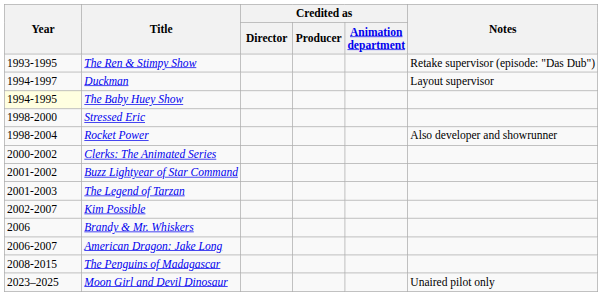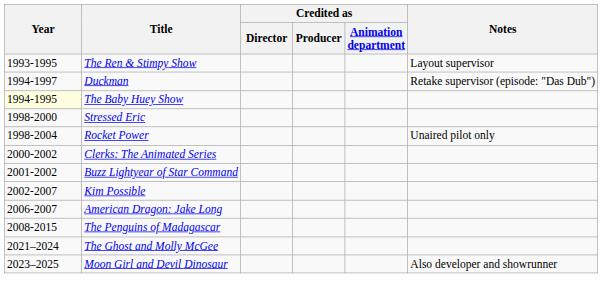(503, 63) Retake supervisor (episode: "Das Dub") -> (452, 63) Layout supervisor
(452, 81) Layout supervisor -> (503, 81) Retake supervisor (episode: "Das Dub")
(484, 136) Also developer and showrunner -> (453, 136) Unaired pilot only
- row: (135, 191)
- row: (139, 227)
+ row: (151, 245)
(453, 282) Unaired pilot only -> (484, 264) Also developer and showrunner
